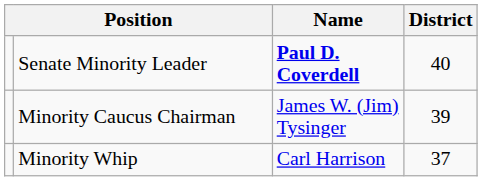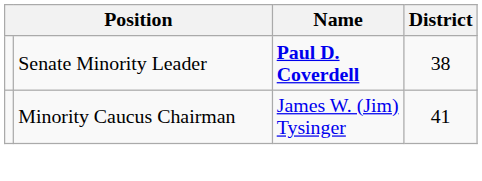(441, 62) 40 -> (441, 62) 38
(441, 116) 39 -> (441, 116) 41
- row: (78, 159)
